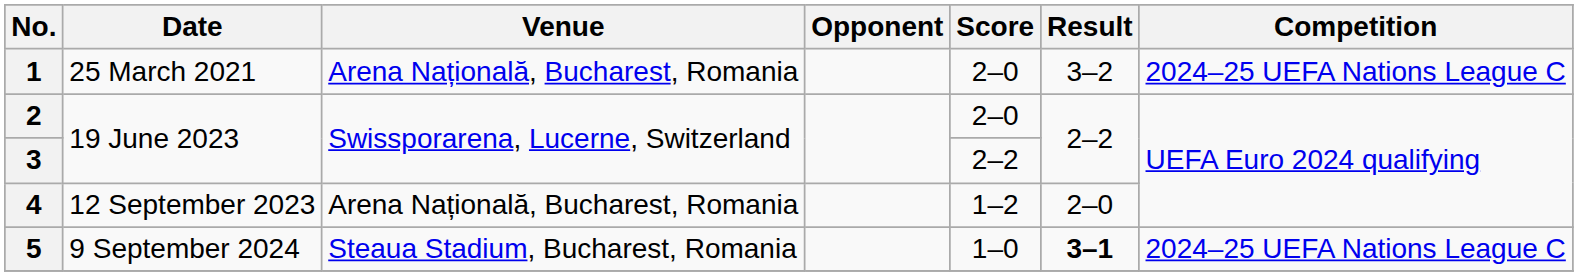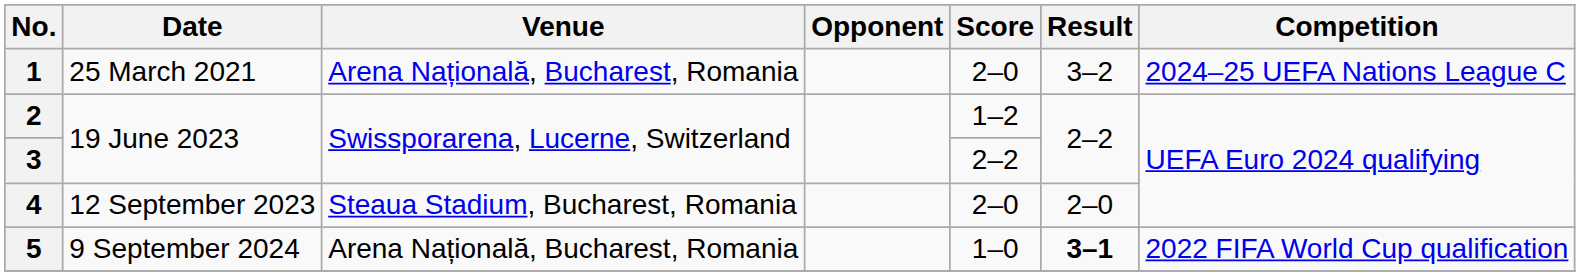(995, 115) 2–0 -> (995, 115) 1–2
(563, 204) Arena Națională, Bucharest, Romania -> (562, 204) Steaua Stadium, Bucharest, Romania
(995, 204) 1–2 -> (995, 204) 2–0
(562, 248) Steaua Stadium, Bucharest, Romania -> (563, 248) Arena Națională, Bucharest, Romania
(1356, 248) 2024–25 UEFA Nations League C -> (1357, 248) 2022 FIFA World Cup qualification
